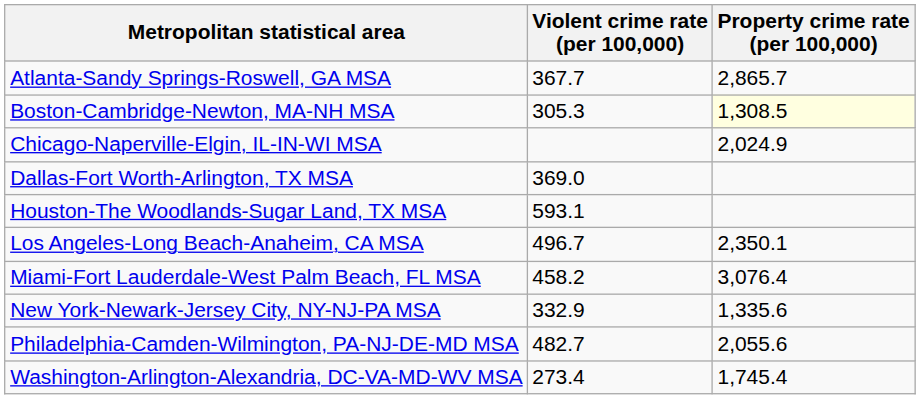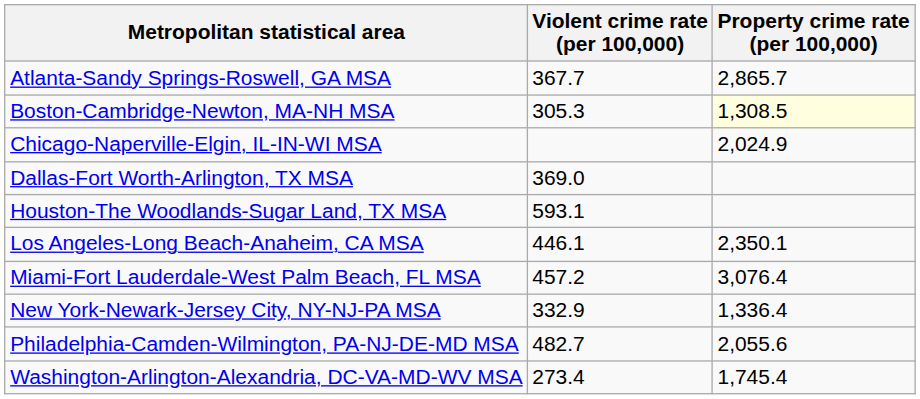(559, 244) 496.7 -> (559, 244) 446.1
(559, 277) 458.2 -> (559, 277) 457.2
(752, 310) 1,335.6 -> (752, 310) 1,336.4
